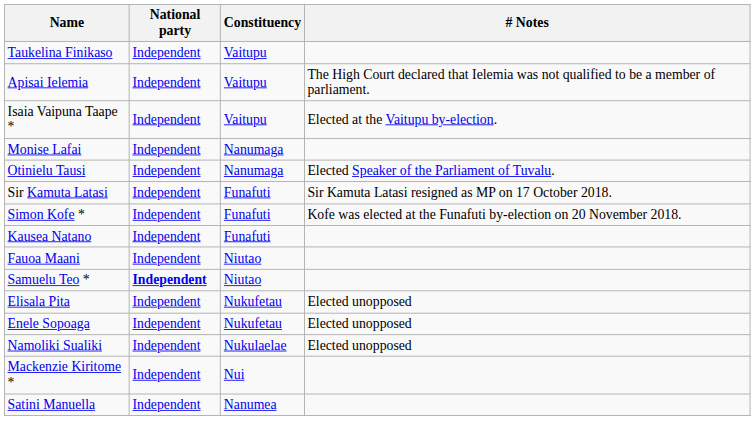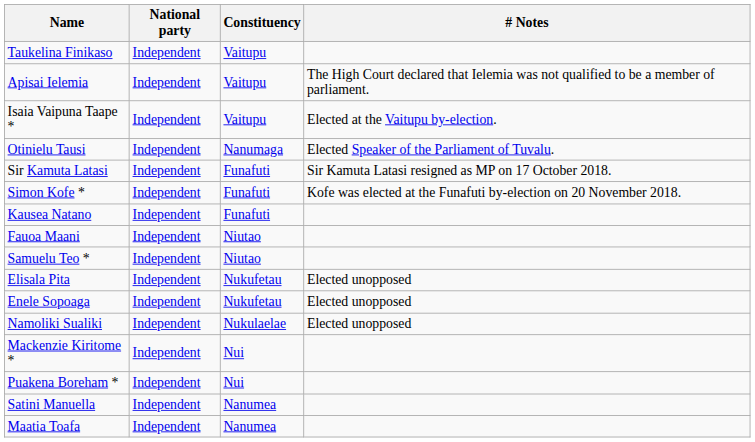- row: (44, 149)
(170, 280) bold -> (167, 258) normal
+ row: (63, 382)
+ row: (44, 426)
